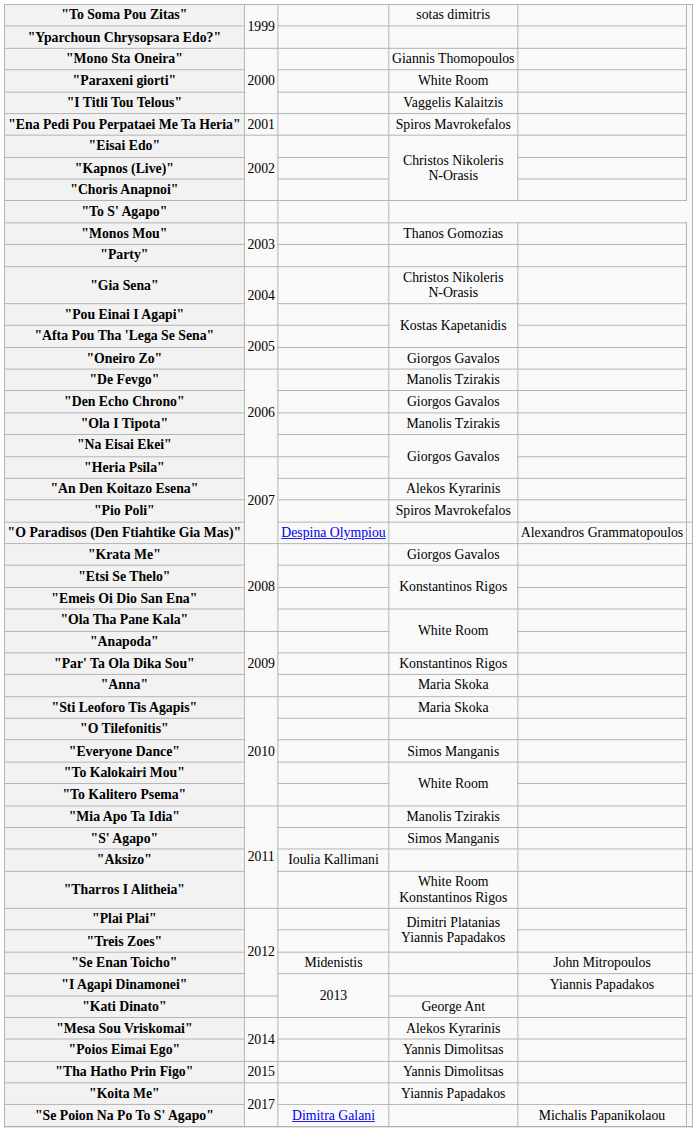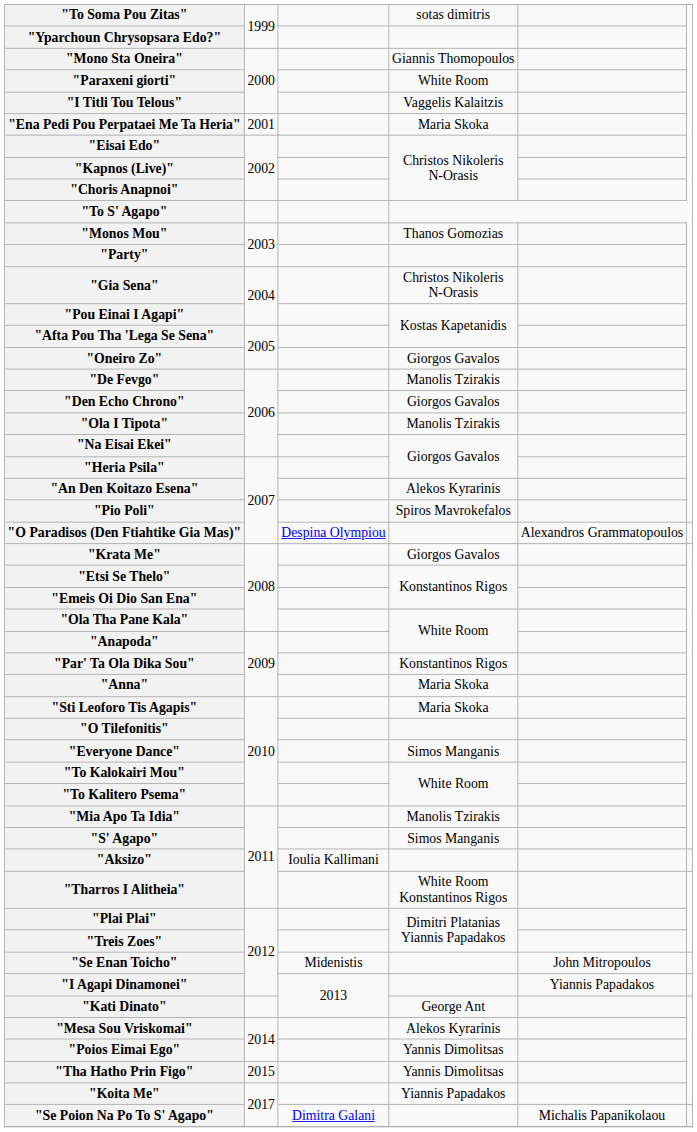(453, 124) Spiros Mavrokefalos -> (453, 124) Maria Skoka
